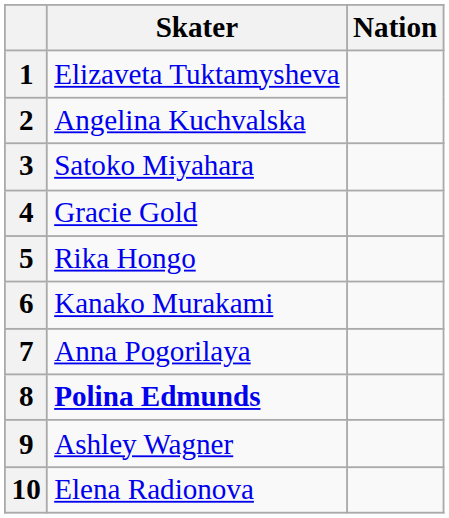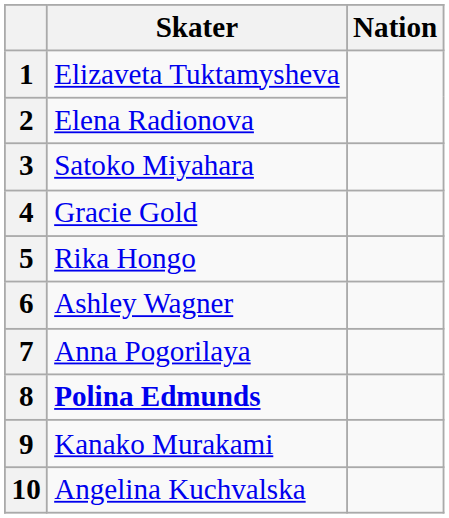(180, 119) Angelina Kuchvalska -> (154, 119) Elena Radionova
(164, 304) Kanako Murakami -> (144, 304) Ashley Wagner
(144, 443) Ashley Wagner -> (164, 443) Kanako Murakami
(154, 489) Elena Radionova -> (180, 489) Angelina Kuchvalska
